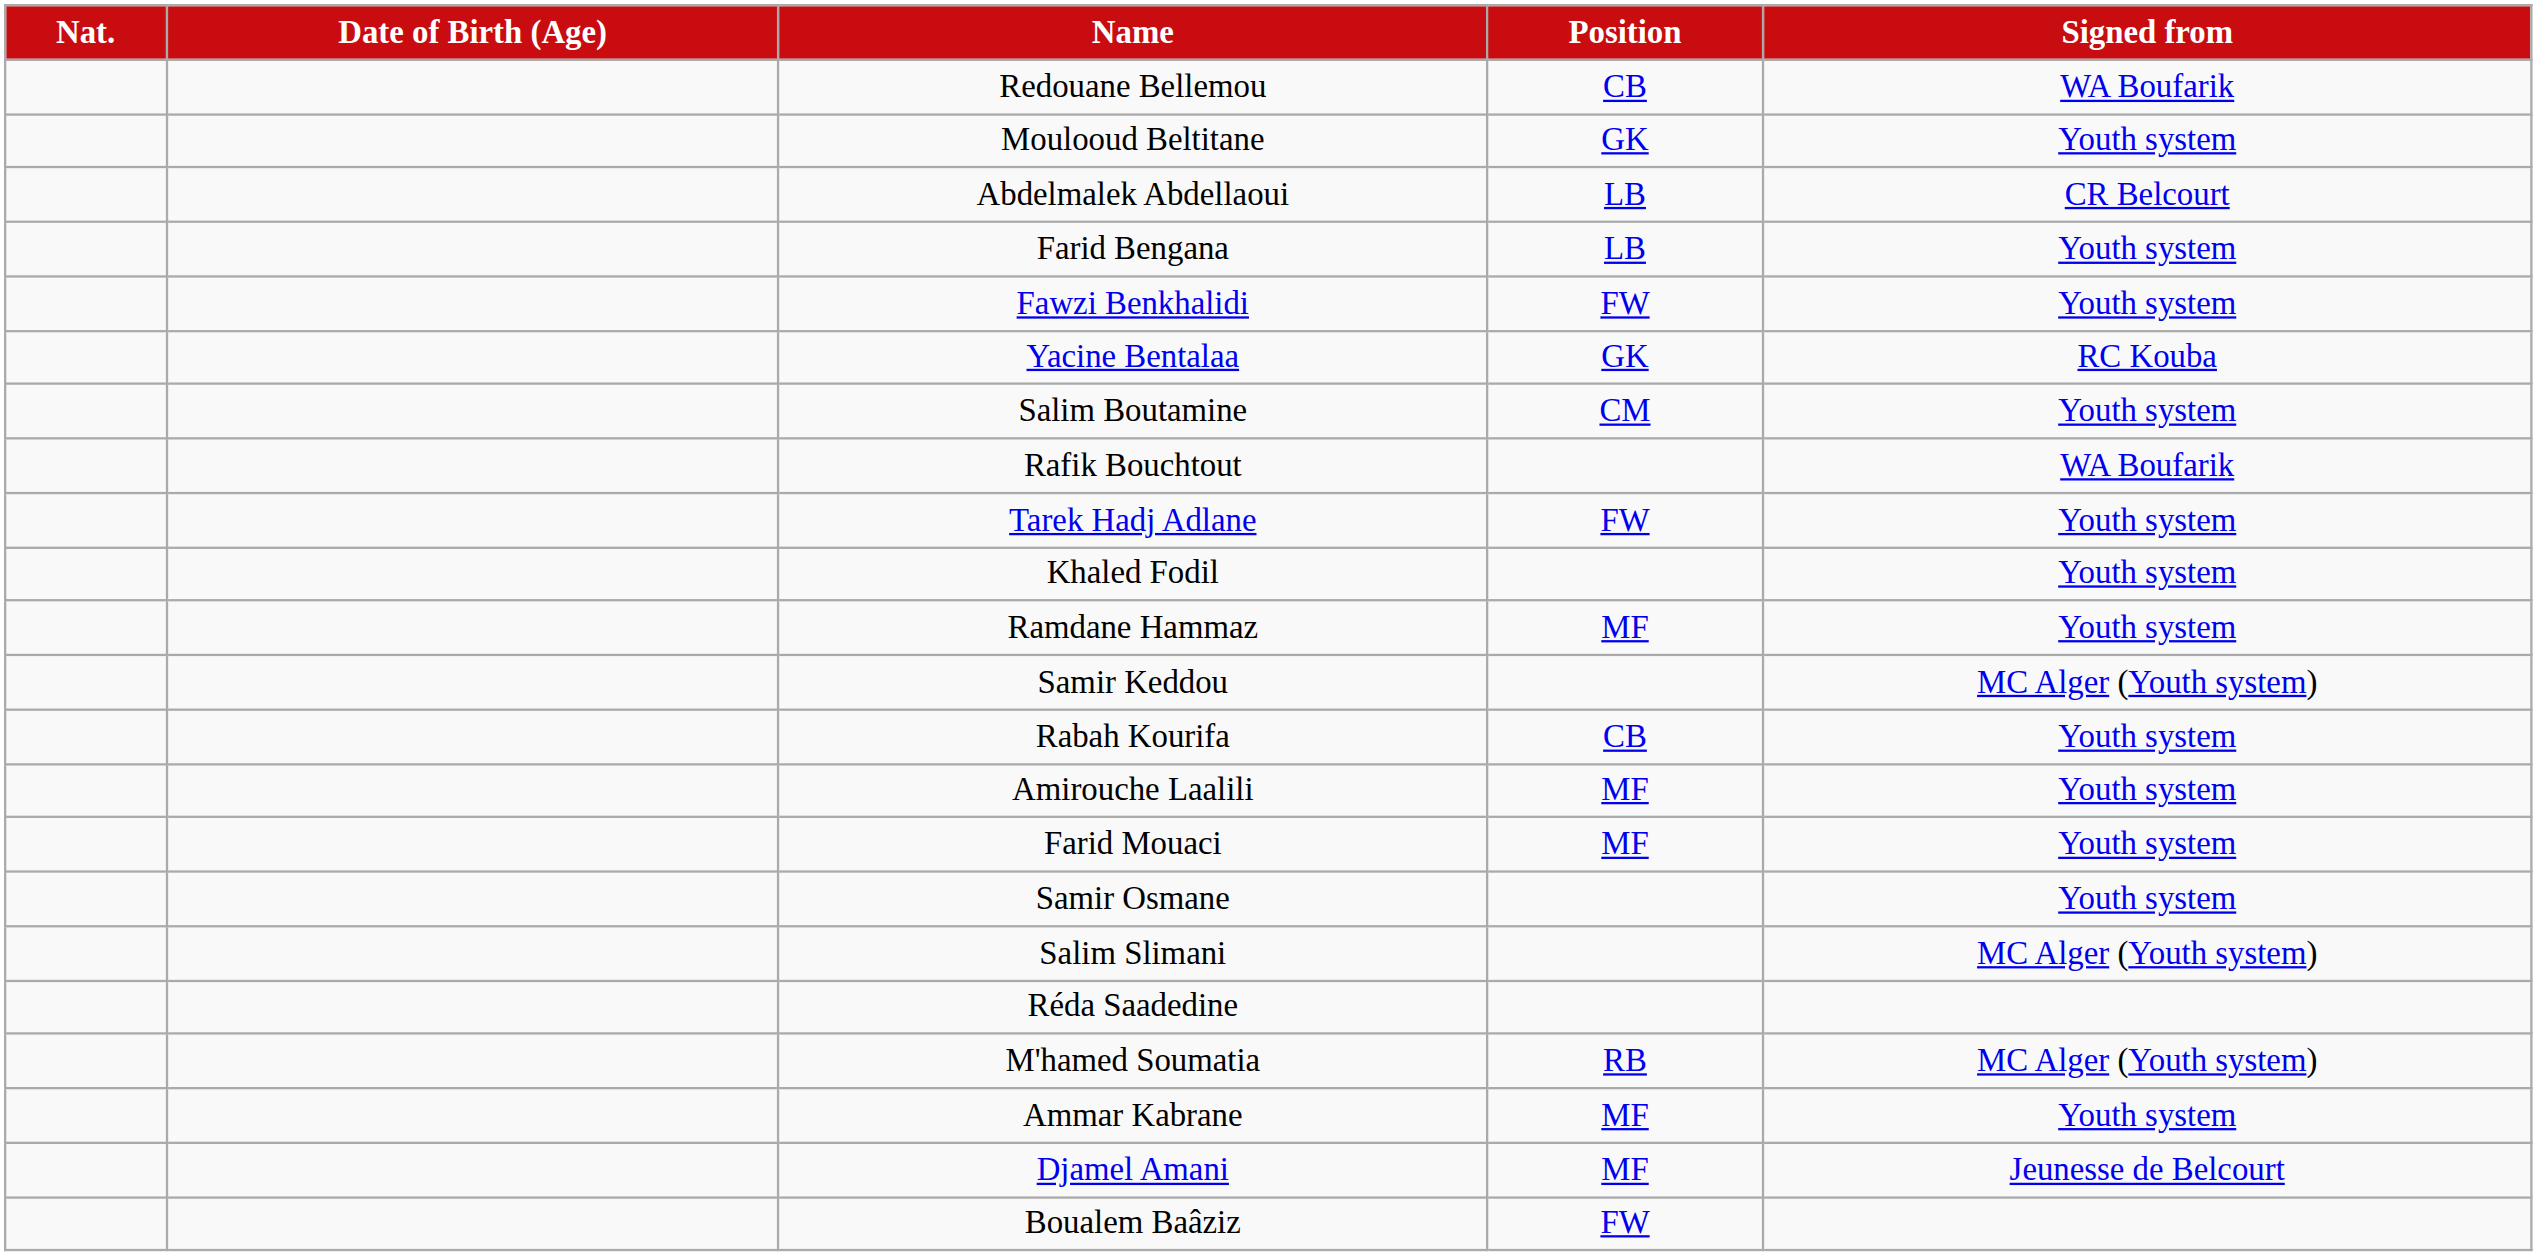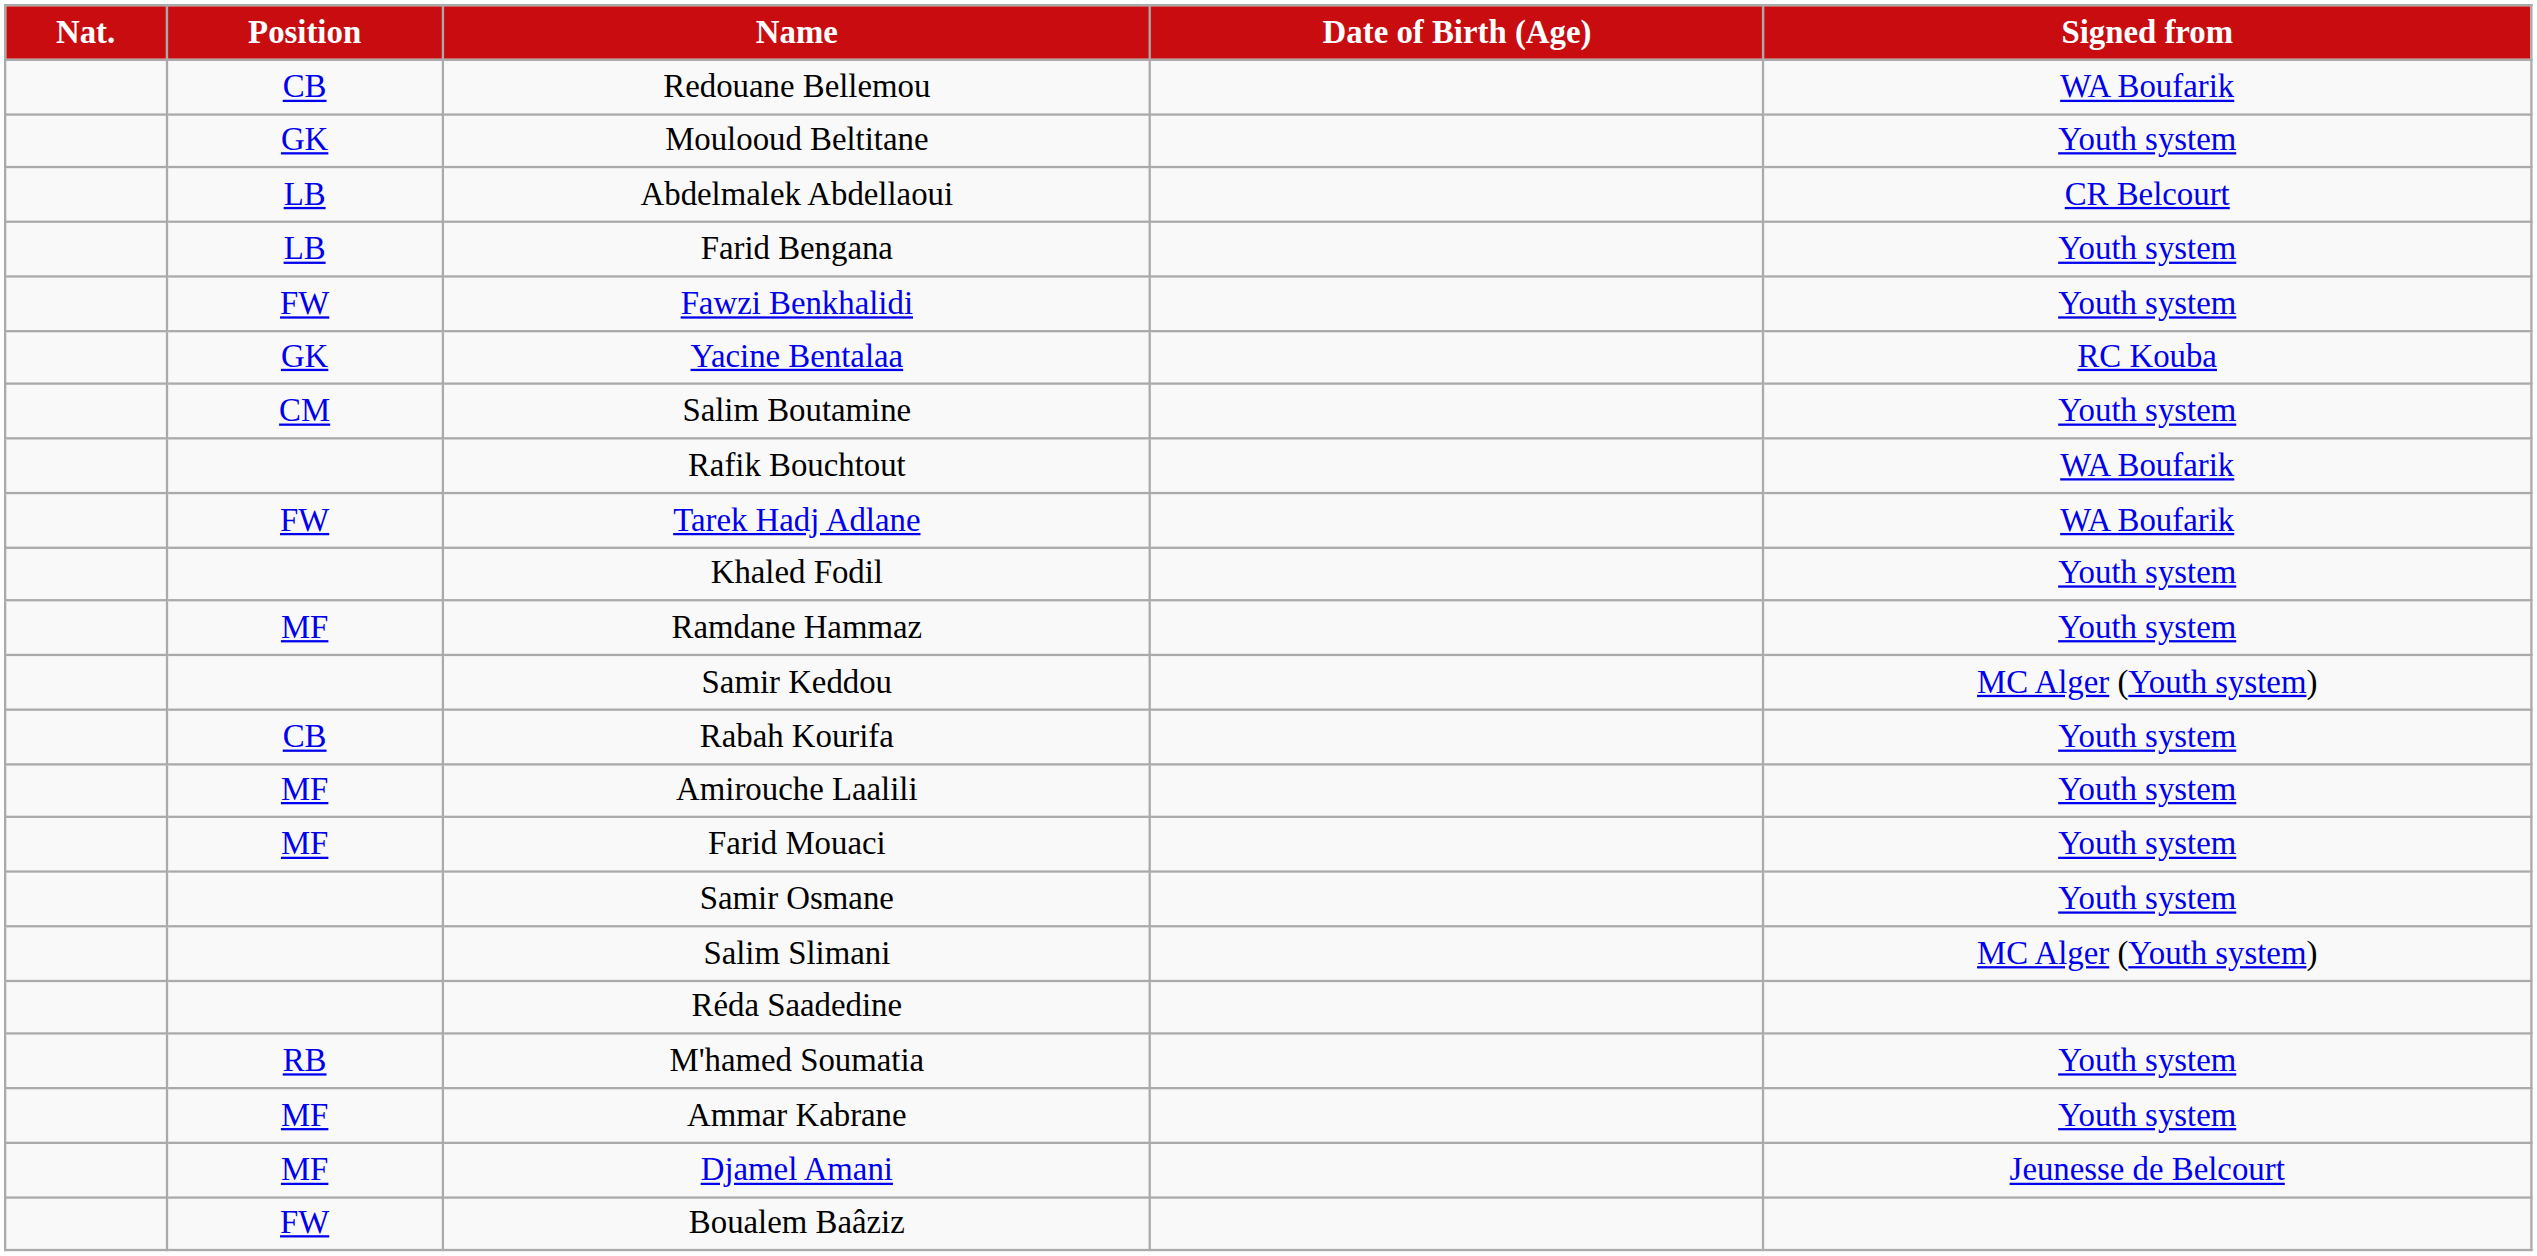columns swapped: (1625, 31) <-> (473, 31)
(2147, 519) Youth system -> (2147, 519) WA Boufarik
(2147, 1060) MC Alger (Youth system) -> (2147, 1060) Youth system
